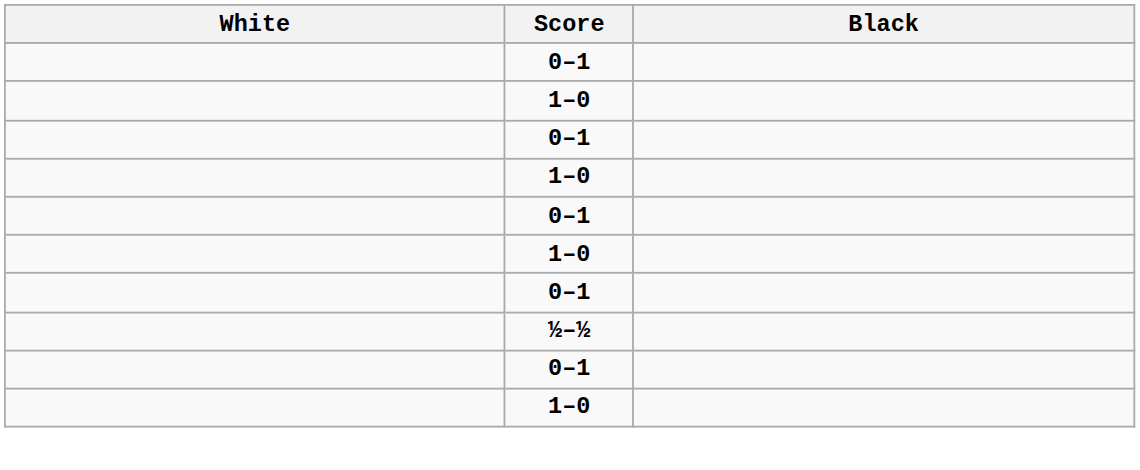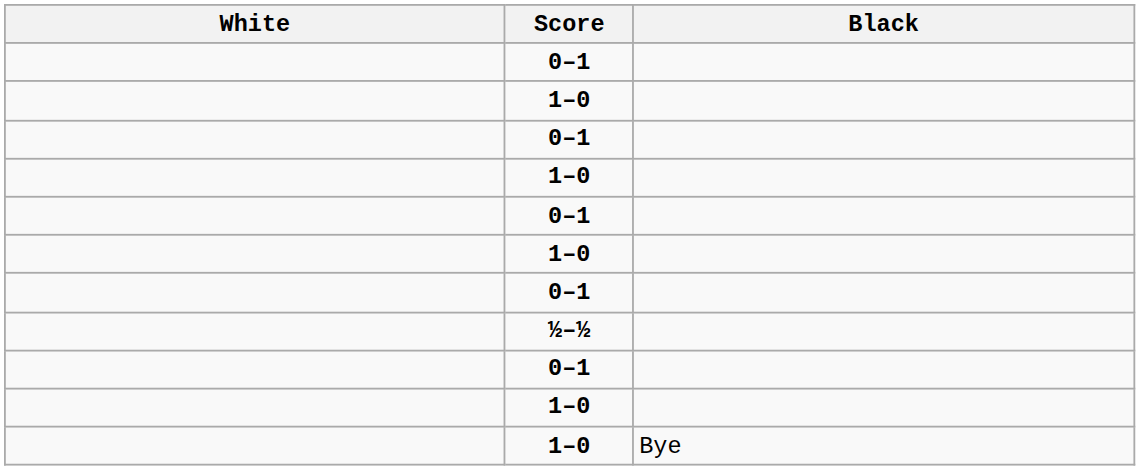+ row: (569, 446)
